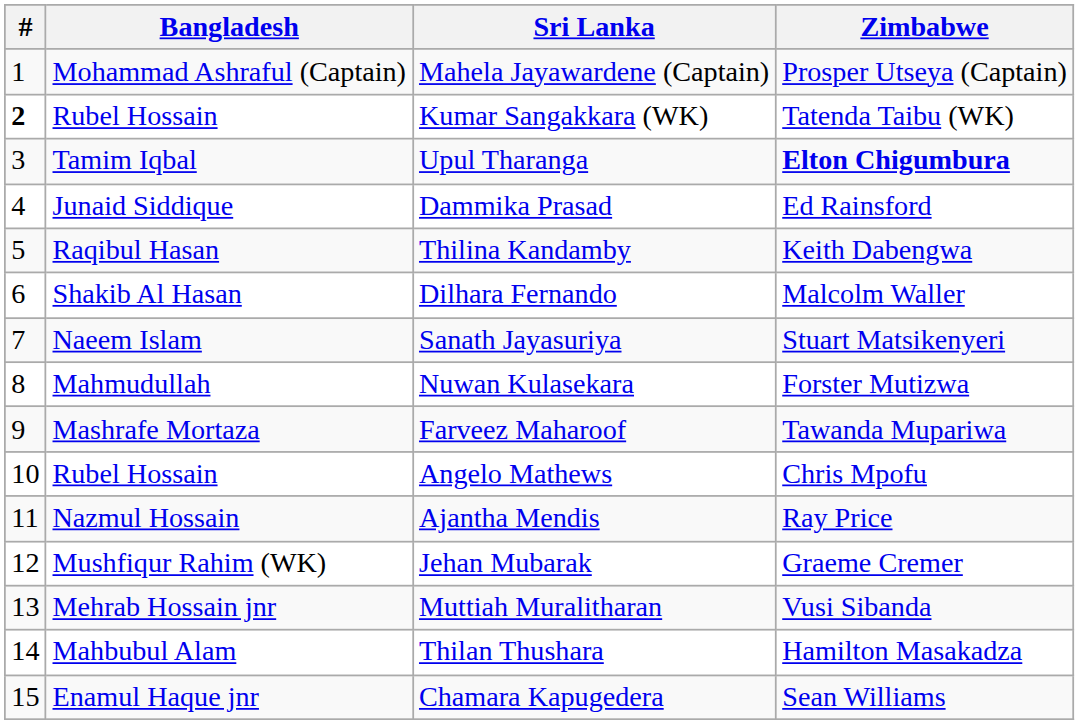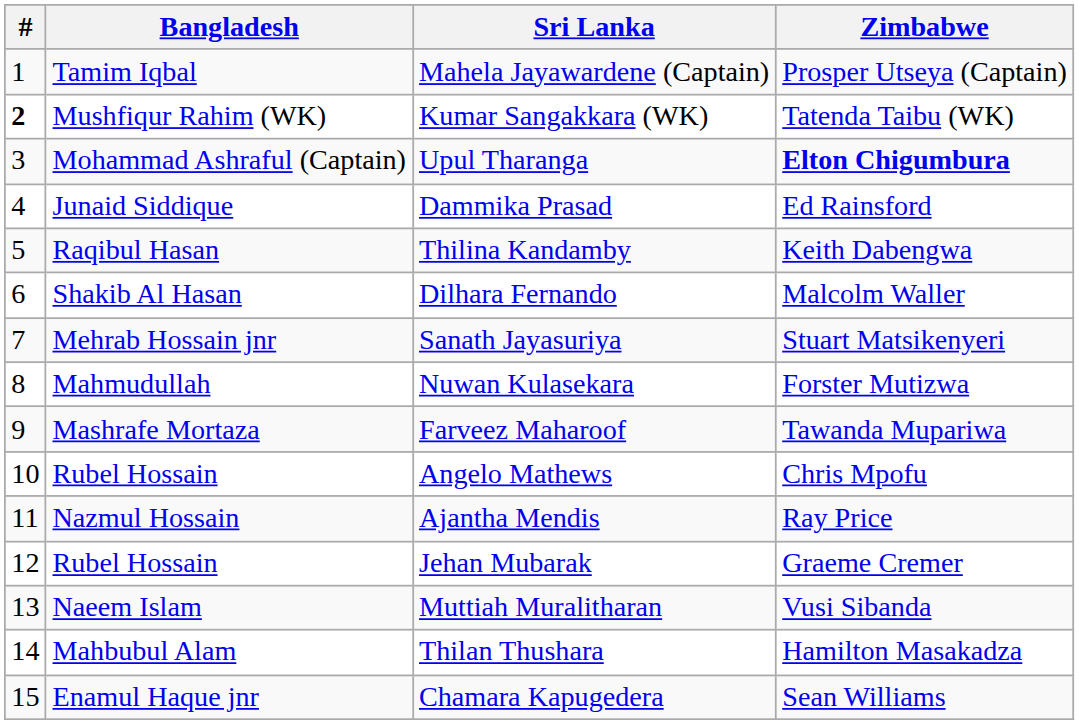(229, 71) Mohammad Ashraful (Captain) -> (125, 71) Tamim Iqbal
(135, 116) Rubel Hossain -> (189, 116) Mushfiqur Rahim (WK)
(125, 160) Tamim Iqbal -> (229, 160) Mohammad Ashraful (Captain)
(127, 339) Naeem Islam -> (164, 339) Mehrab Hossain jnr
(189, 562) Mushfiqur Rahim (WK) -> (135, 562) Rubel Hossain
(164, 607) Mehrab Hossain jnr -> (127, 607) Naeem Islam
